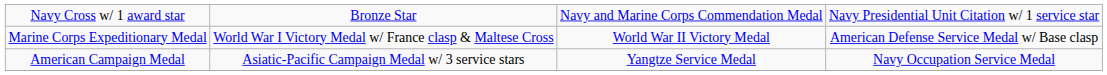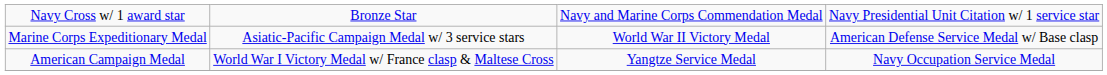(383, 37) World War I Victory Medal w/ France clasp & Maltese Cross -> (383, 37) Asiatic-Pacific Campaign Medal w/ 3 service stars
(383, 59) Asiatic-Pacific Campaign Medal w/ 3 service stars -> (383, 59) World War I Victory Medal w/ France clasp & Maltese Cross
